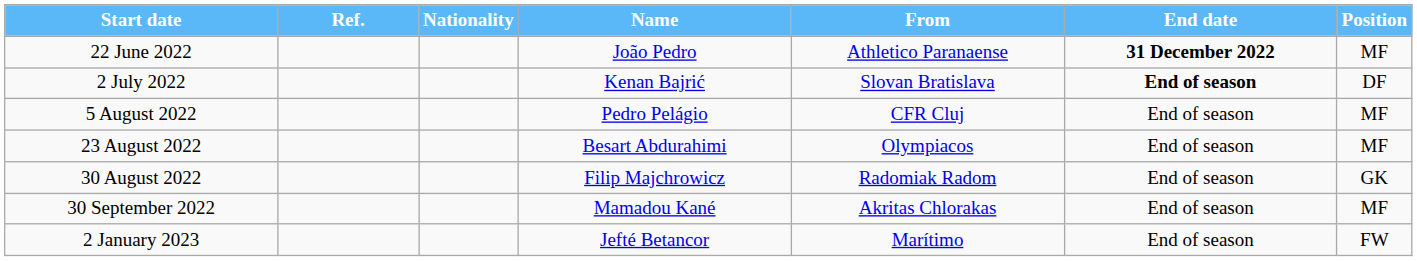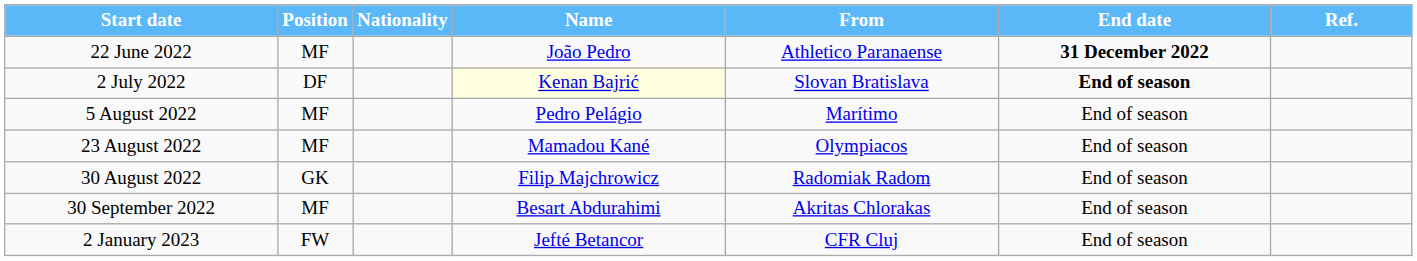columns swapped: (1374, 20) <-> (348, 20)
(655, 83) no background -> (589, 83) lightyellow background
(928, 114) CFR Cluj -> (862, 114) Marítimo
(655, 145) Besart Abdurahimi -> (589, 145) Mamadou Kané
(655, 208) Mamadou Kané -> (589, 208) Besart Abdurahimi
(928, 240) Marítimo -> (862, 240) CFR Cluj
